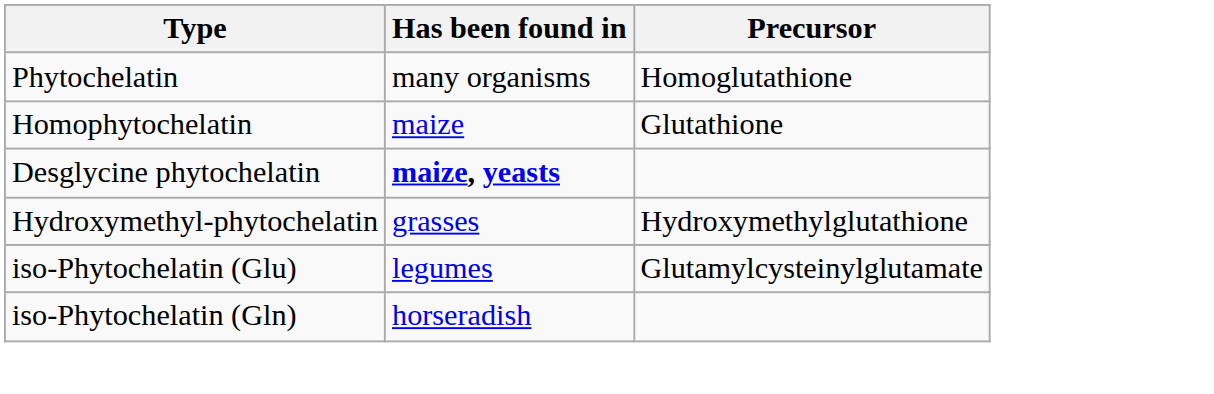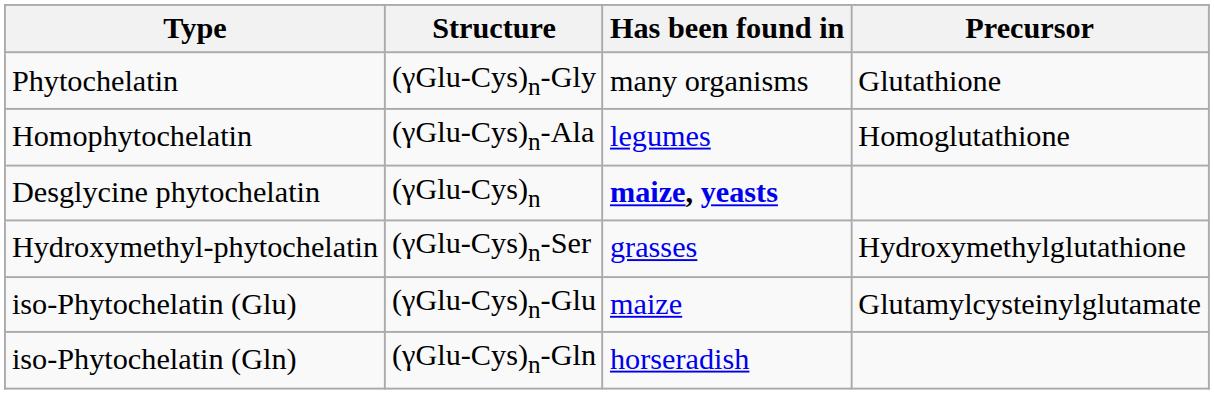+ column: (494, 28)
(746, 76) Homoglutathione -> (930, 80) Glutathione
(428, 124) maize -> (660, 136) legumes
(712, 124) Glutathione -> (964, 136) Homoglutathione
(442, 268) legumes -> (646, 303) maize
